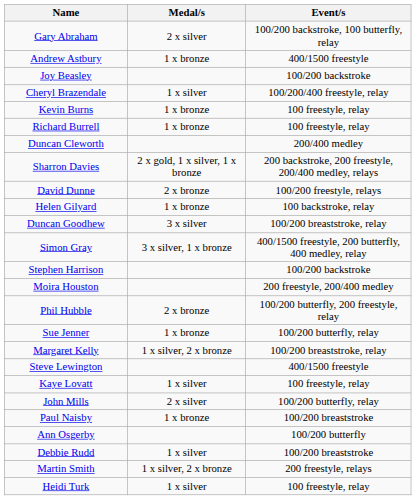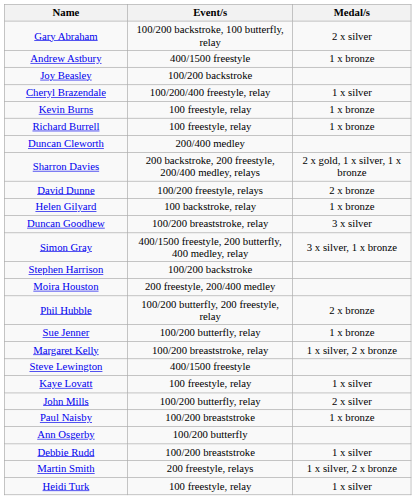columns swapped: (328, 13) <-> (187, 13)
